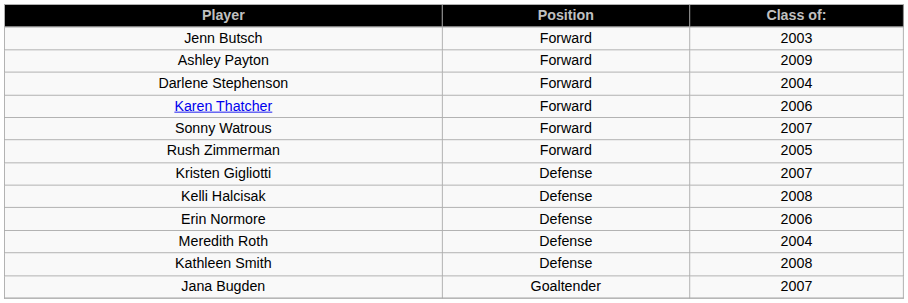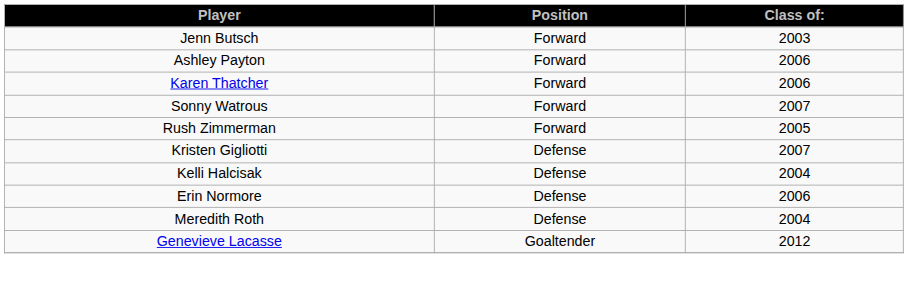(796, 60) 2009 -> (795, 60) 2006
- row: (223, 83)
(796, 196) 2008 -> (795, 173) 2004
- row: (223, 264)
- row: (223, 286)
+ row: (219, 241)
